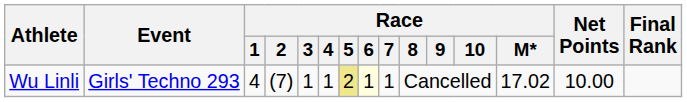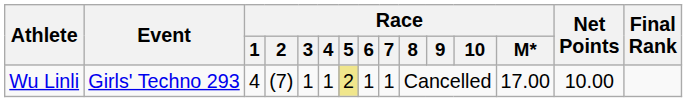(369, 81) lightyellow background -> (369, 81) no background
(525, 81) 17.02 -> (525, 81) 17.00
